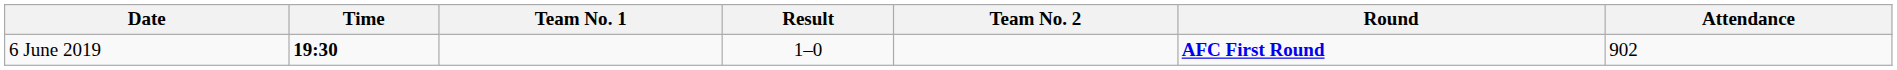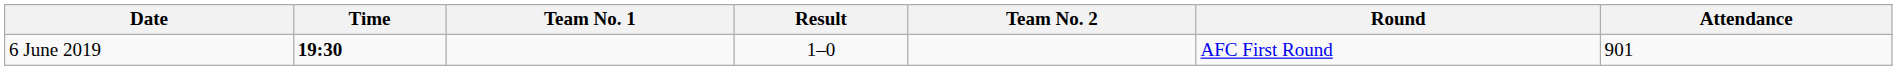(1253, 49) bold -> (1267, 49) normal
(1624, 49) 902 -> (1619, 49) 901
